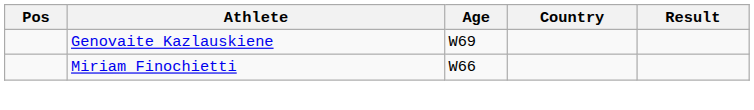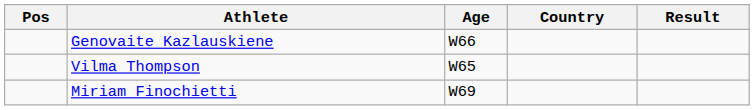(462, 42) W69 -> (462, 42) W66
+ row: (135, 67)
(462, 67) W66 -> (462, 92) W69
